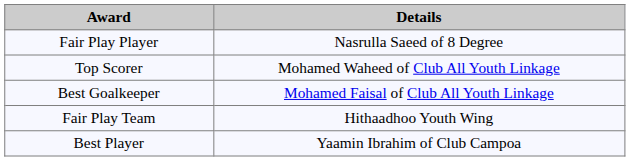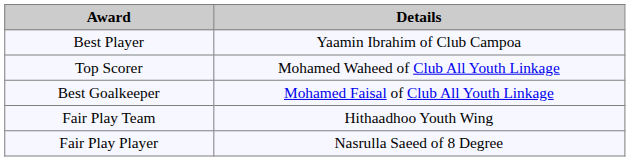rows swapped: (109, 143) <-> (109, 42)
